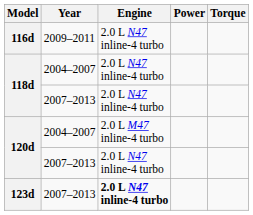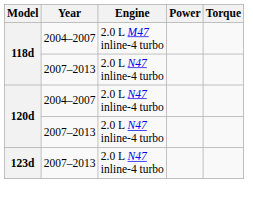- row: (23, 38)
(132, 69) 2.0 L N47 inline-4 turbo -> (132, 38) 2.0 L M47 inline-4 turbo
(132, 132) 2.0 L M47 inline-4 turbo -> (132, 100) 2.0 L N47 inline-4 turbo
(135, 194) bold -> (132, 163) normal
